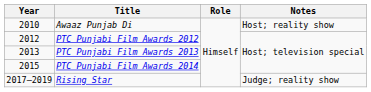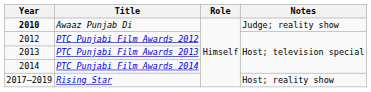(29, 25) normal -> (29, 25) bold
(288, 25) Host; reality show -> (291, 25) Judge; reality show
(29, 66) 2015 -> (29, 66) 2014
(291, 80) Judge; reality show -> (288, 80) Host; reality show
